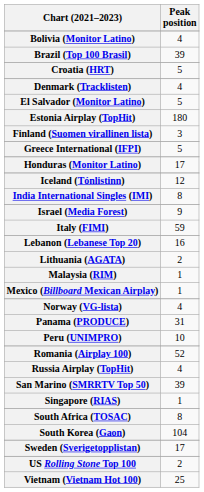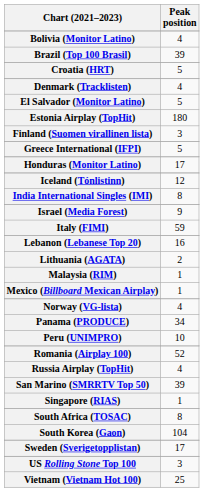(180, 322) 31 -> (180, 322) 34
(180, 464) 2 -> (180, 464) 3
